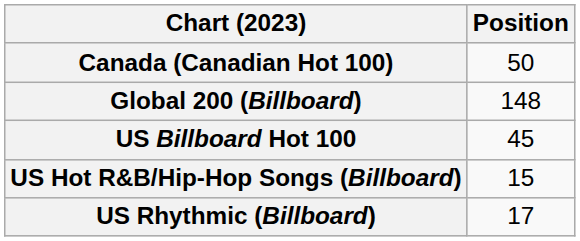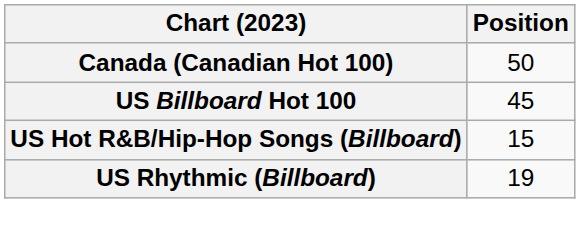- row: (236, 100)
(521, 216) 17 -> (521, 178) 19
